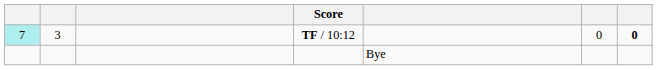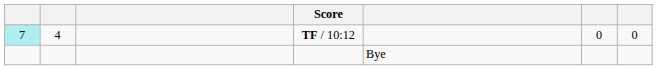(58, 35) 3 -> (58, 35) 4
(635, 35) bold -> (635, 35) normal
